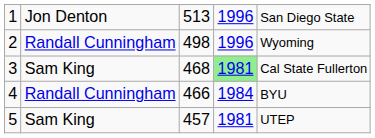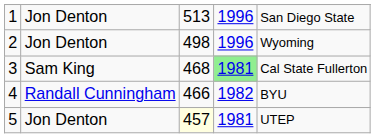(100, 42) Randall Cunningham -> (66, 42) Jon Denton
(235, 94) 1984 -> (235, 94) 1982
(60, 119) Sam King -> (66, 119) Jon Denton
(197, 119) no background -> (197, 119) lightyellow background
